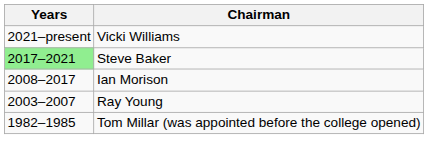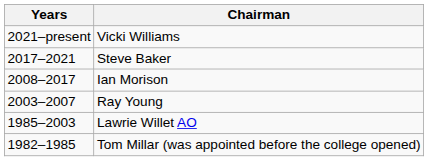(42, 58) lightgreen background -> (42, 58) no background
+ row: (147, 123)
